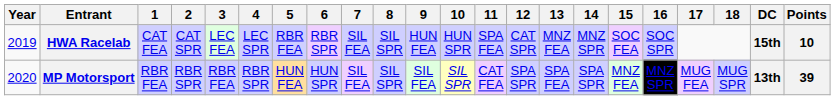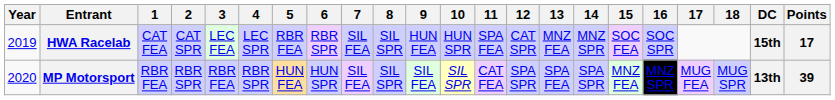(807, 42) 10 -> (807, 42) 17
